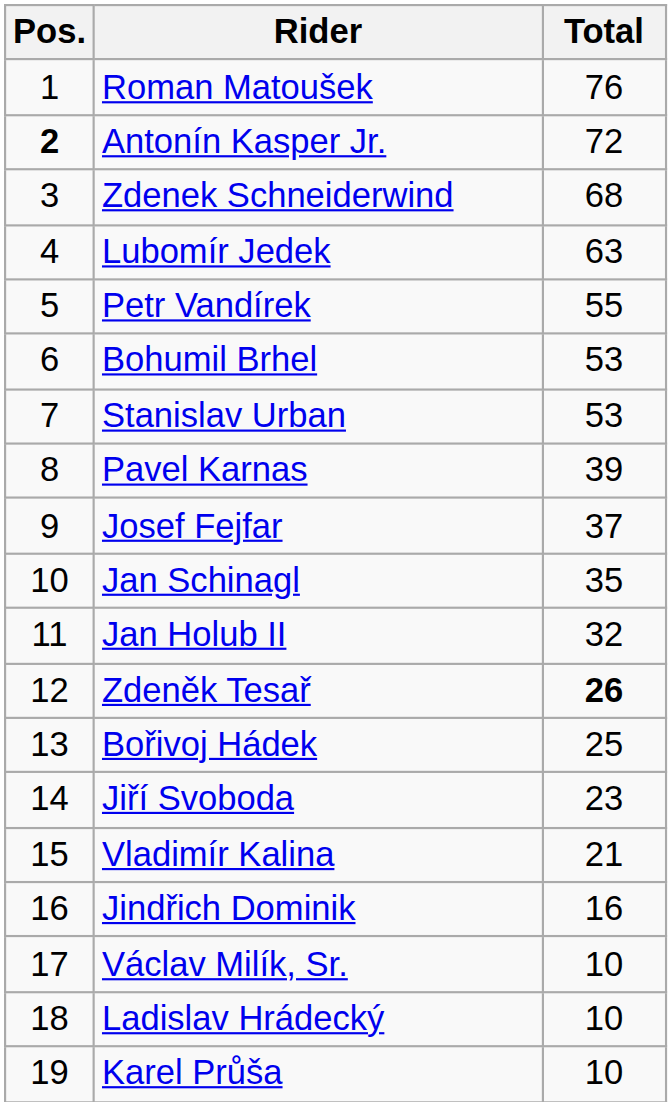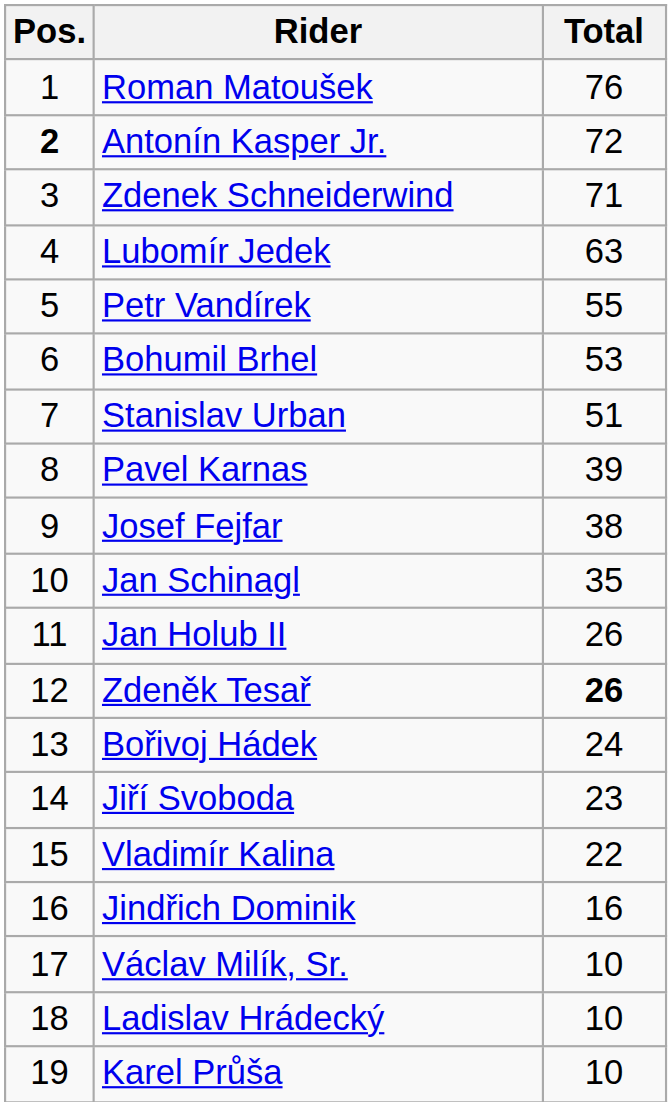(604, 196) 68 -> (604, 196) 71
(604, 415) 53 -> (604, 415) 51
(604, 525) 37 -> (604, 525) 38
(604, 634) 32 -> (604, 634) 26
(604, 744) 25 -> (604, 744) 24
(604, 854) 21 -> (604, 854) 22
